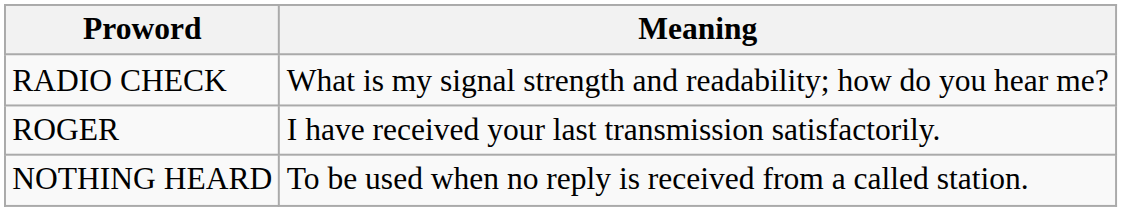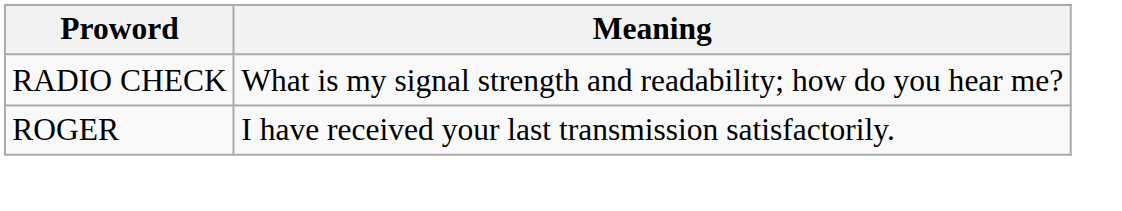- row: (142, 179)
